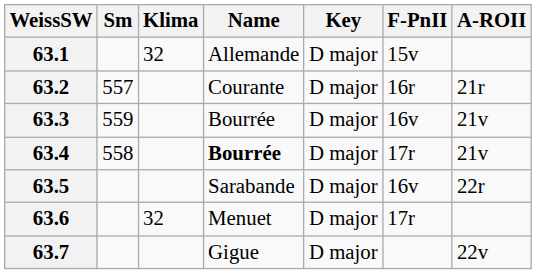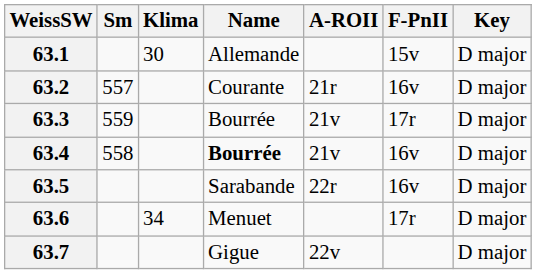columns swapped: (343, 20) <-> (492, 20)
(153, 53) 32 -> (153, 53) 30
(401, 86) 16r -> (403, 86) 16v
(403, 119) 16v -> (402, 119) 17r
(401, 152) 17r -> (403, 152) 16v
(153, 218) 32 -> (153, 218) 34
